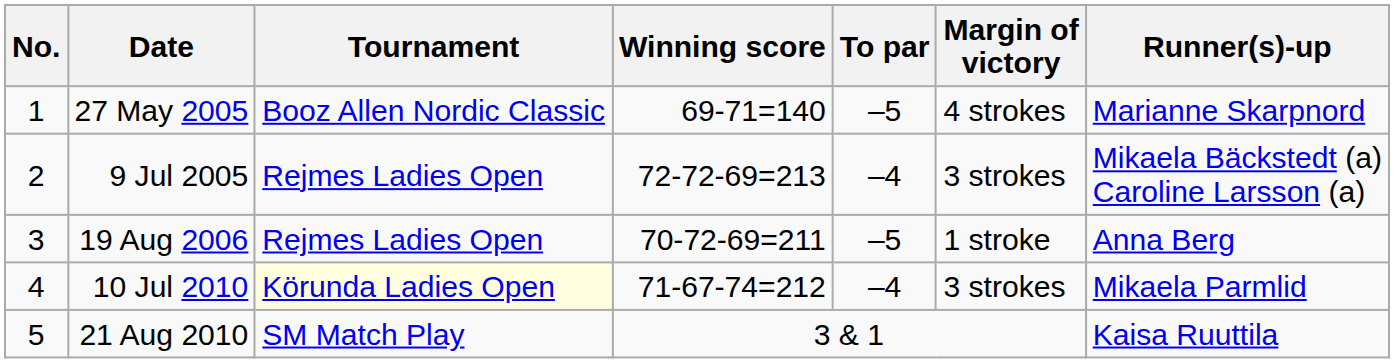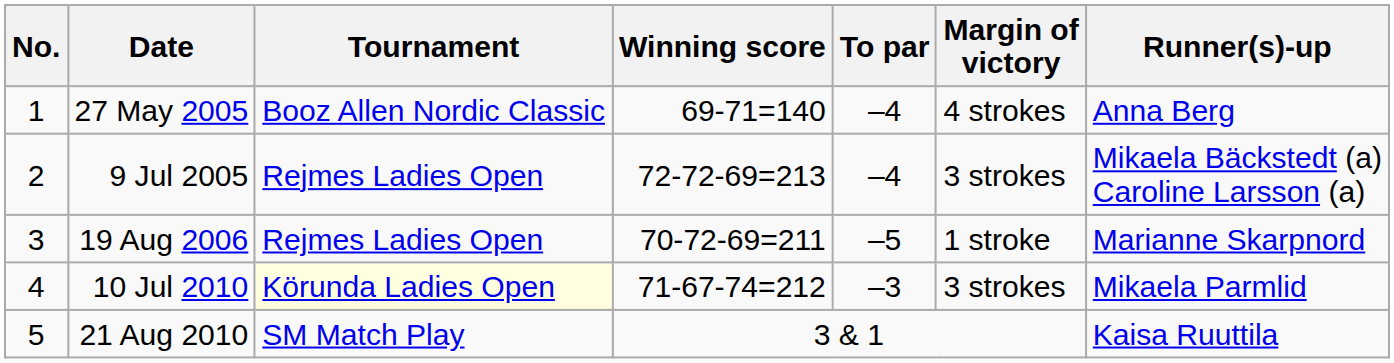(885, 110) –5 -> (885, 110) –4
(1229, 110) Marianne Skarpnord -> (1164, 110) Anna Berg
(1164, 239) Anna Berg -> (1229, 239) Marianne Skarpnord
(885, 287) –4 -> (885, 287) –3
